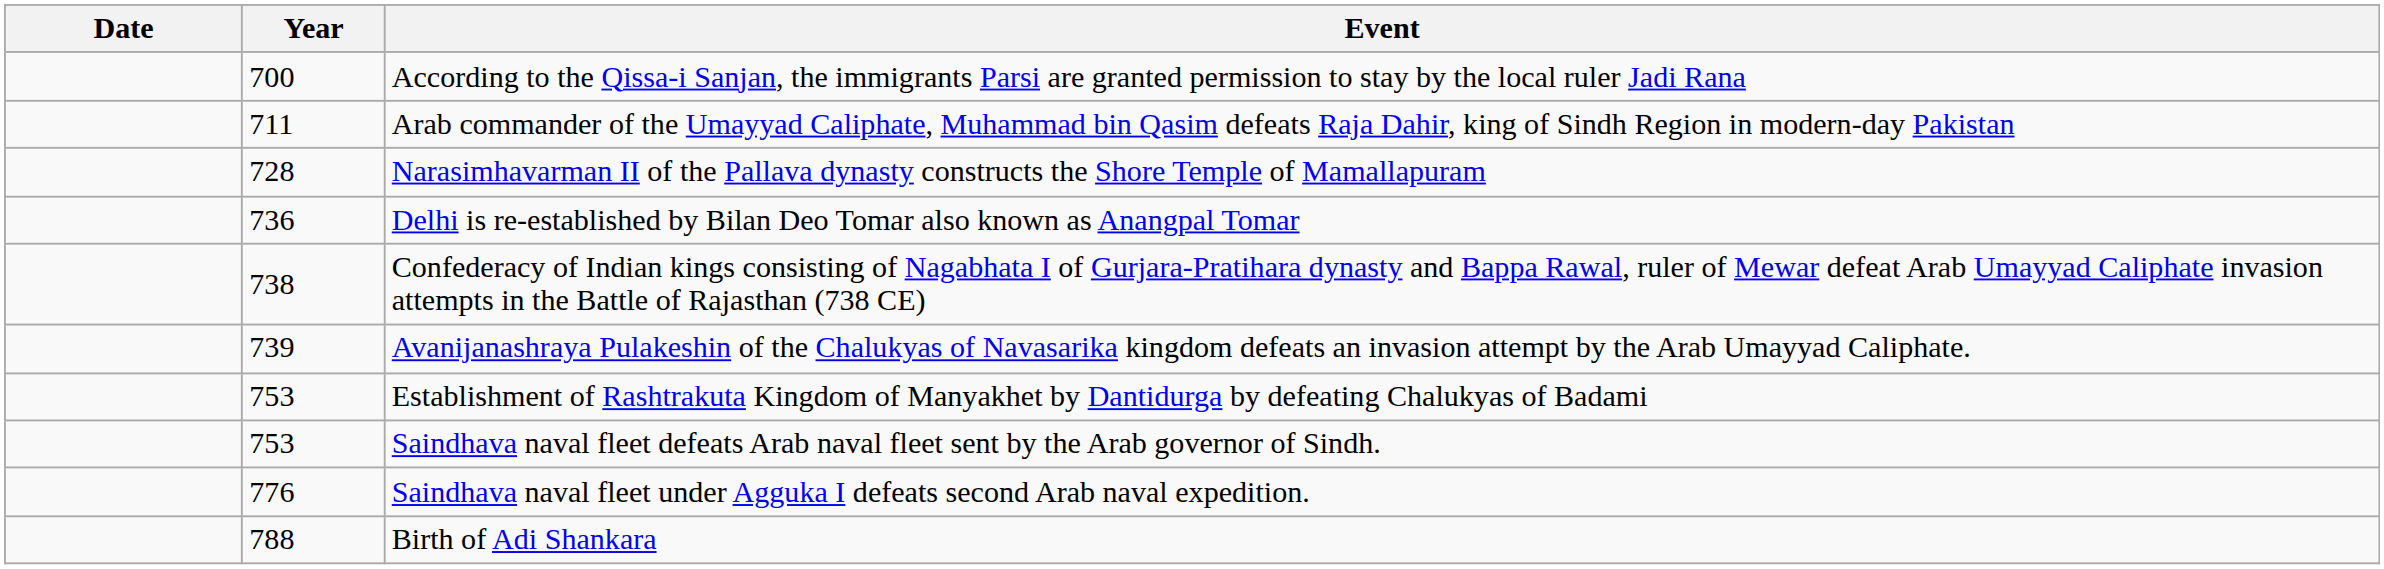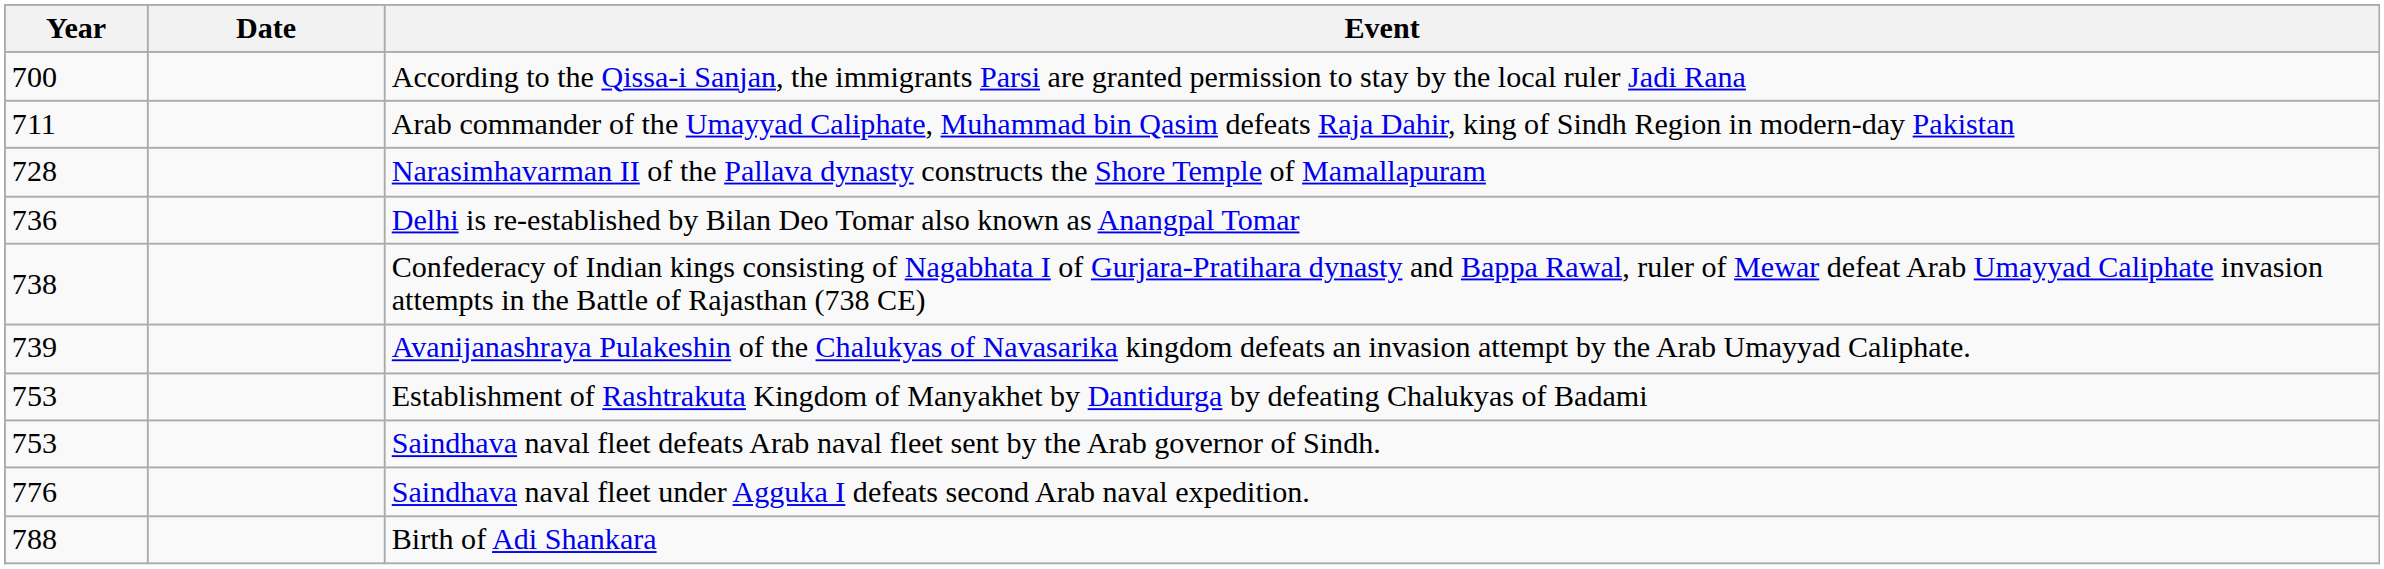columns swapped: (314, 28) <-> (124, 28)
